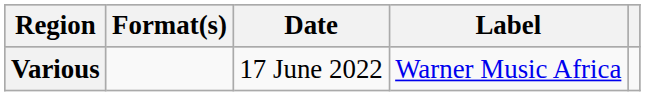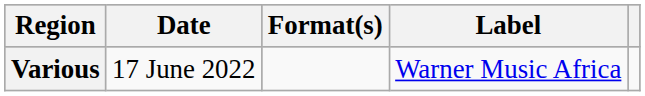columns swapped: (311, 25) <-> (170, 25)
